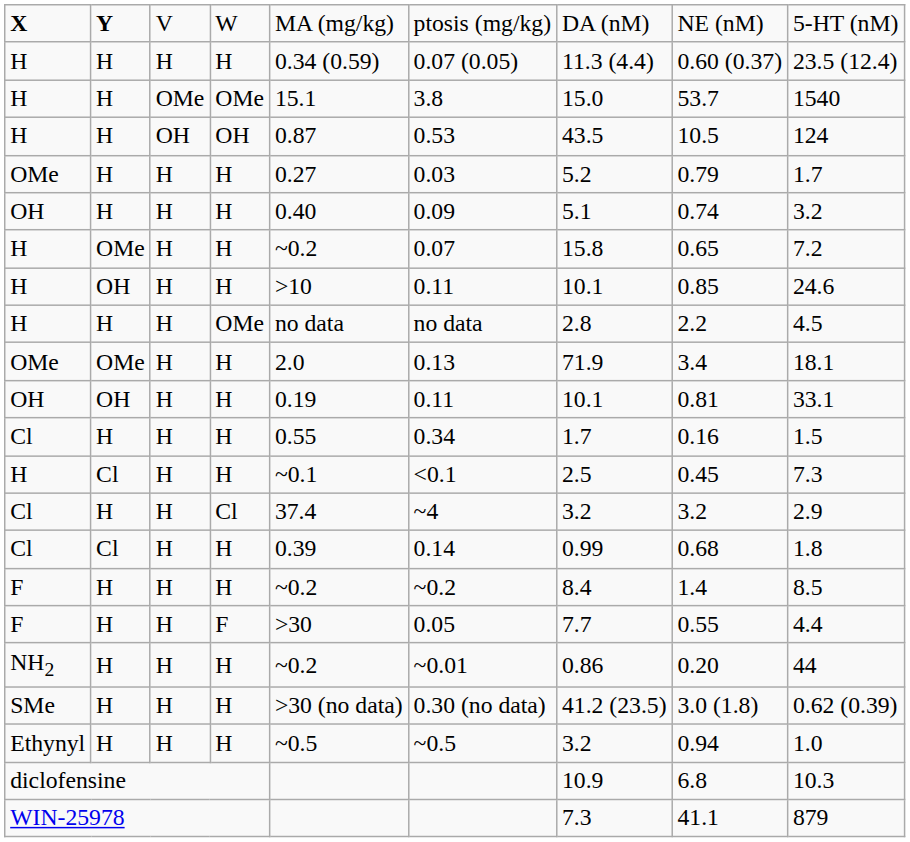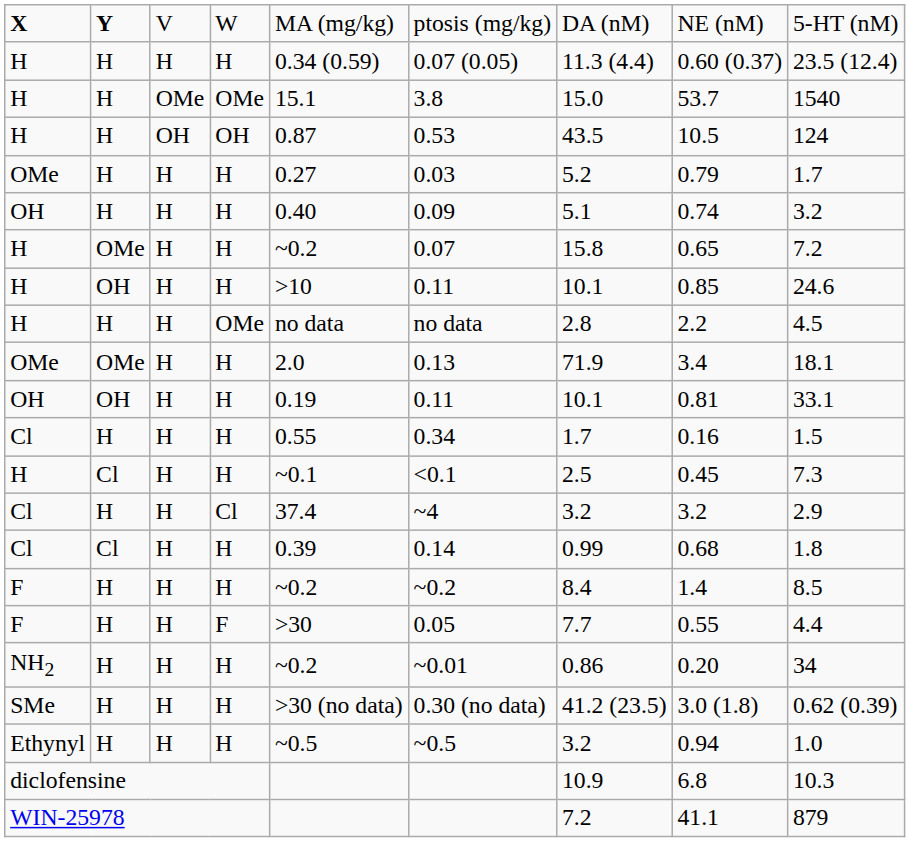(805, 664) 44 -> (805, 664) 34
(577, 818) 7.3 -> (577, 818) 7.2
